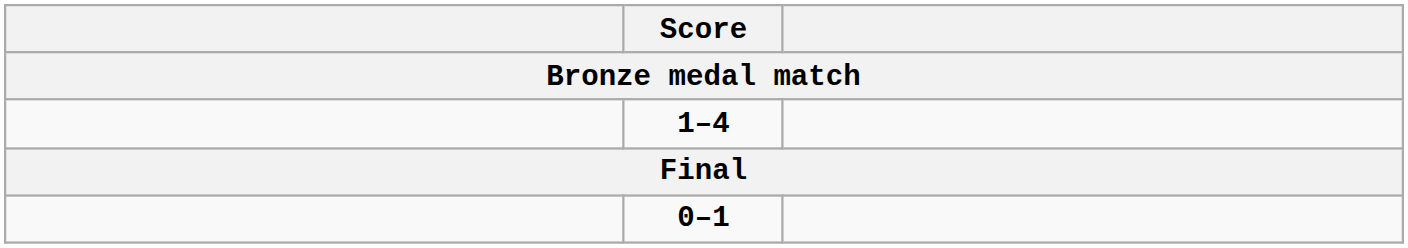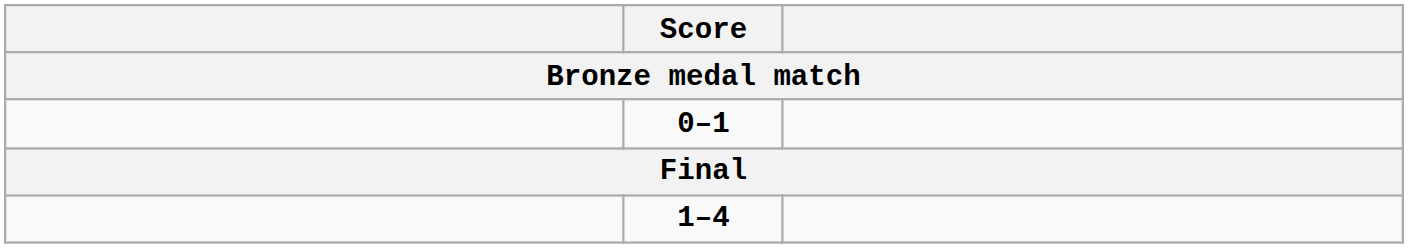rows swapped: (704, 124) <-> (704, 219)
